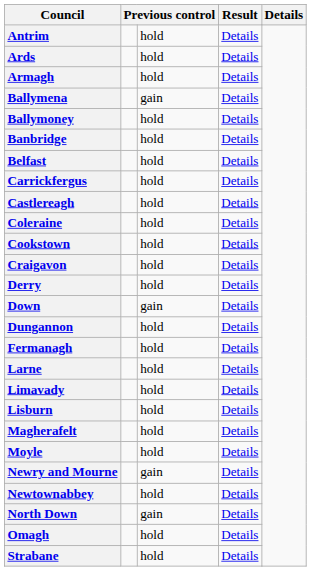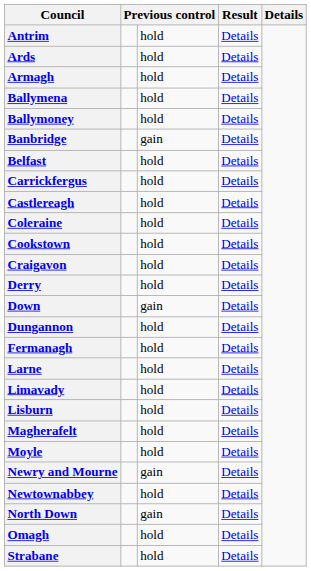(152, 98) gain -> (152, 98) hold
(152, 139) hold -> (152, 139) gain
